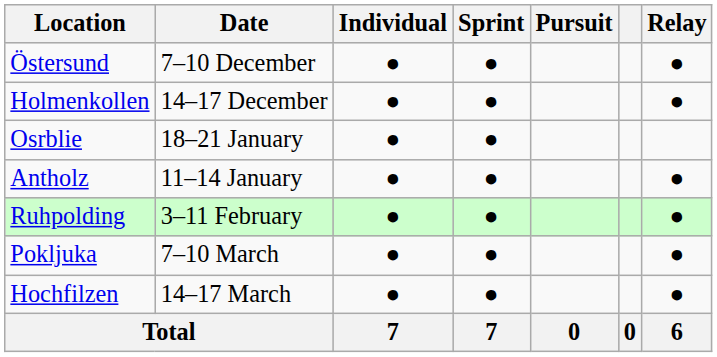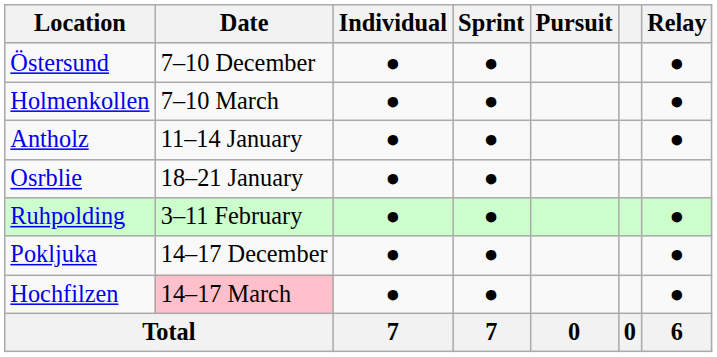(244, 100) 14–17 December -> (220, 100) 7–10 March
rows swapped: (50, 178) <-> (46, 139)
(220, 255) 7–10 March -> (244, 255) 14–17 December
(226, 293) no background -> (226, 293) pink background
